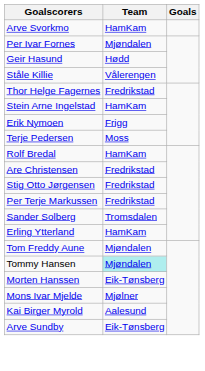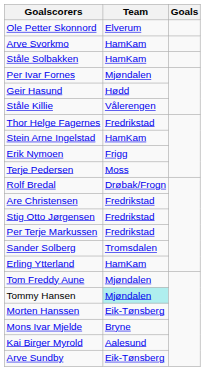+ row: (52, 28)
+ row: (42, 59)
(126, 153) HamKam -> (136, 185) Drøbak/Frogn
(121, 295) Mjølner -> (118, 327) Bryne
